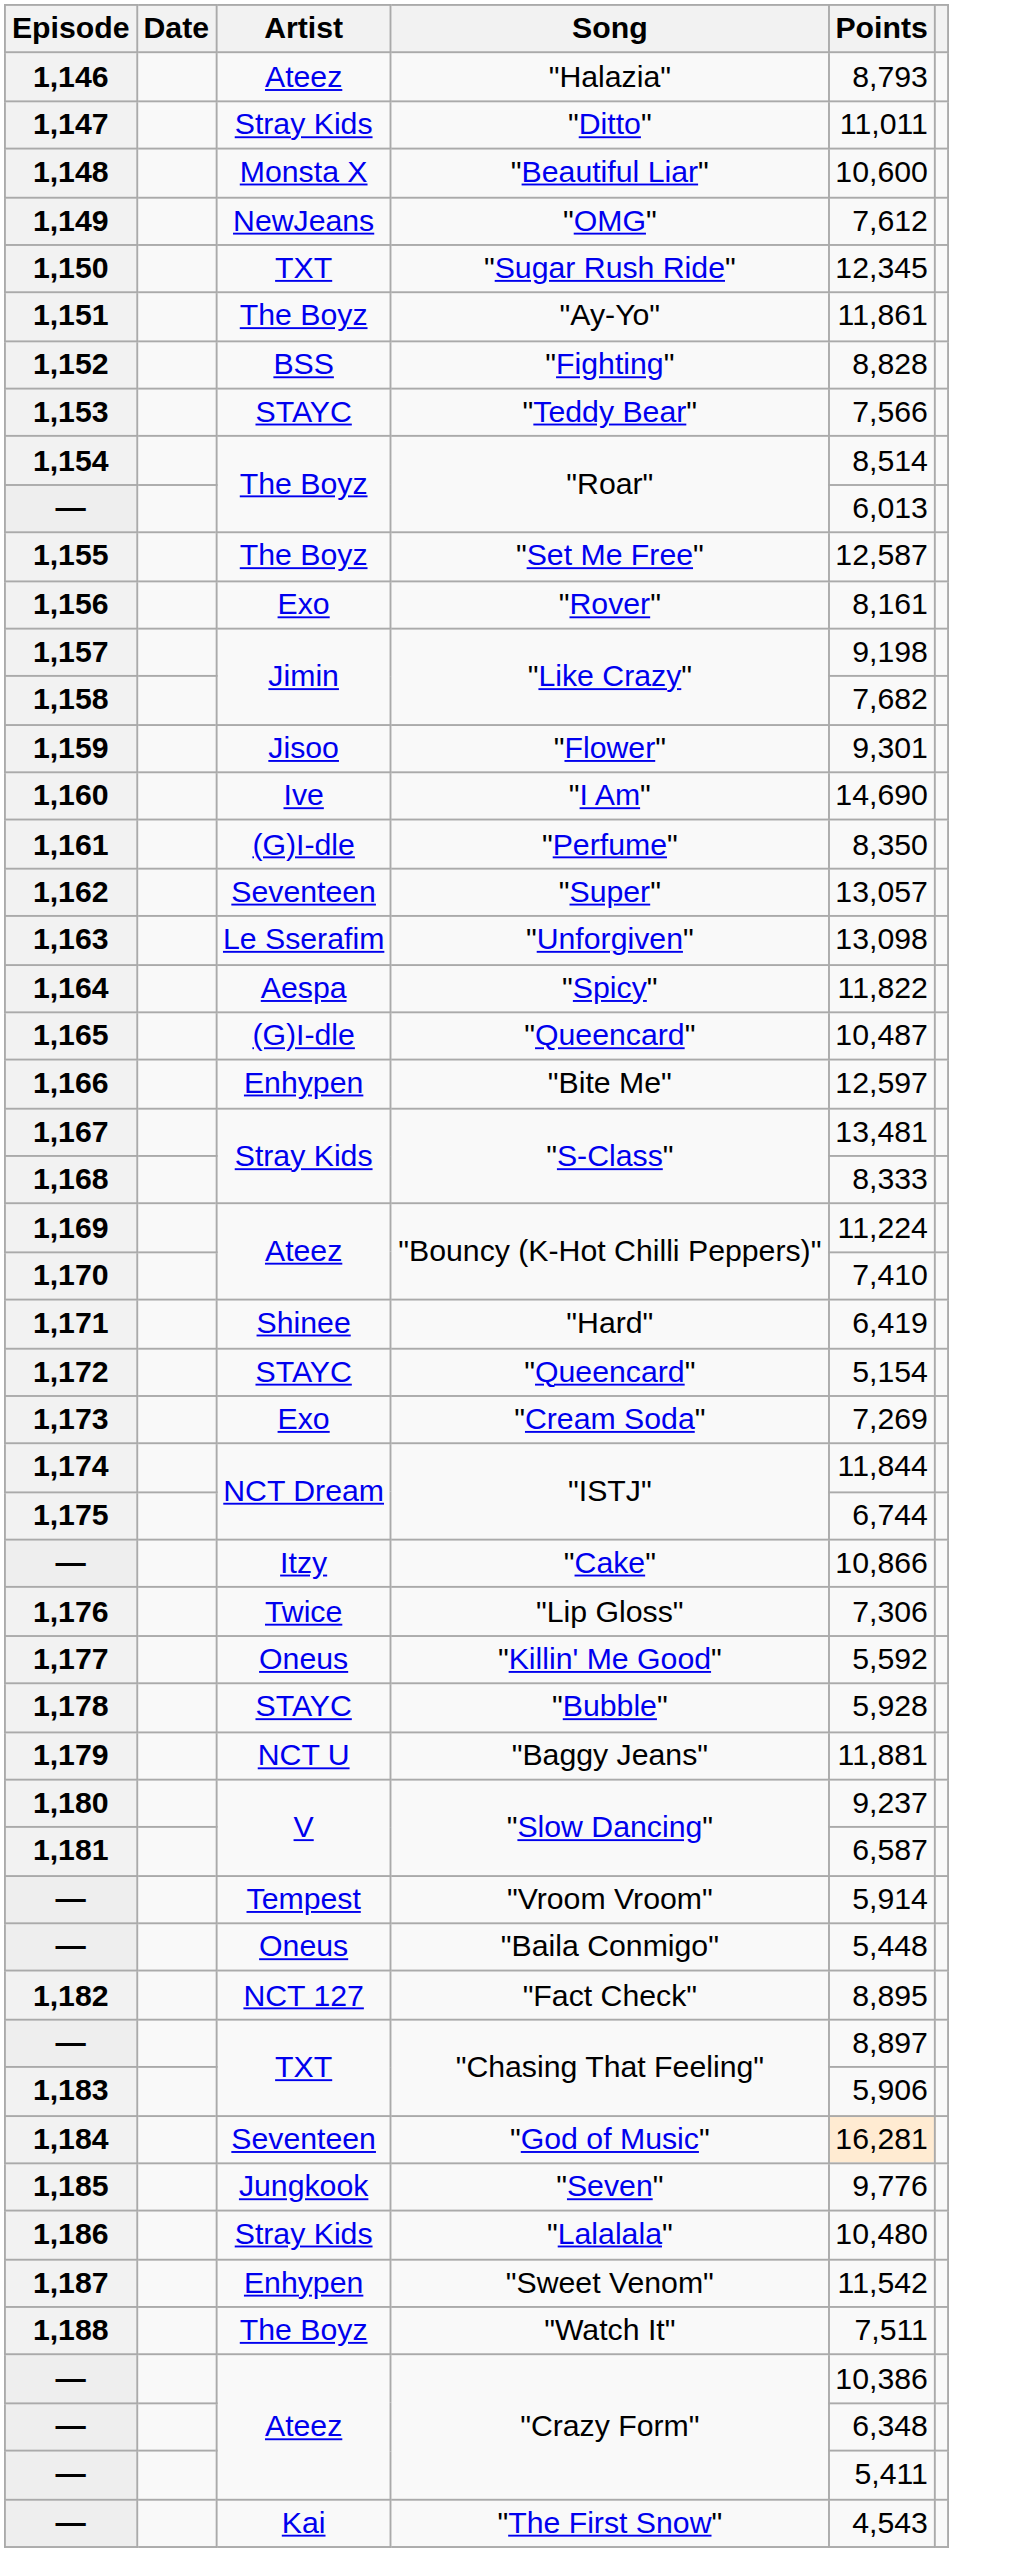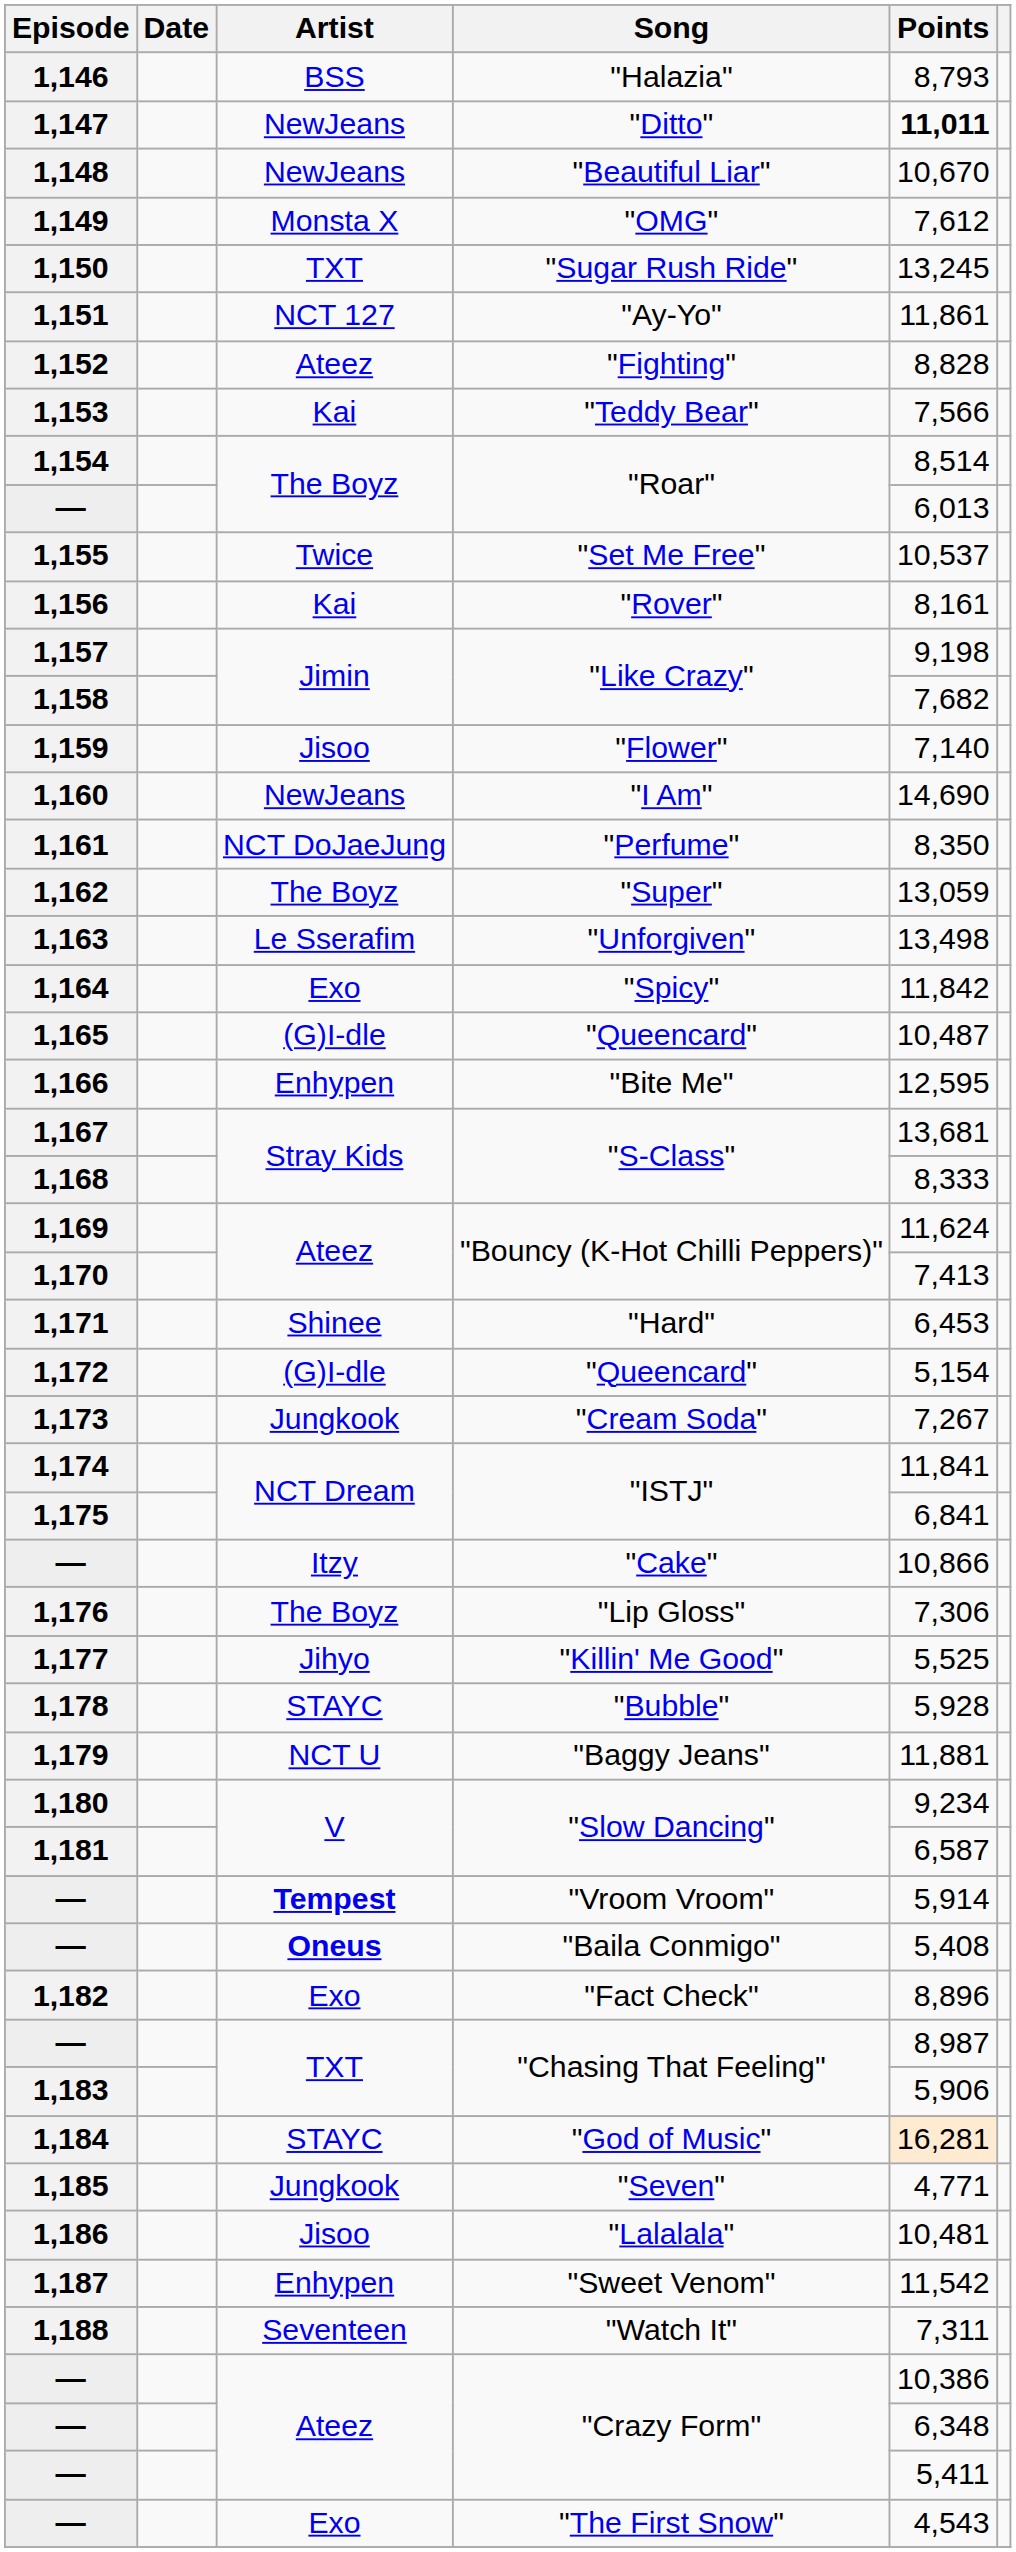(304, 76) Ateez -> (334, 76) BSS
(304, 124) Stray Kids -> (334, 124) NewJeans
(884, 124) normal -> (945, 124) bold
(304, 172) Monsta X -> (334, 172) NewJeans
(882, 172) 10,600 -> (943, 172) 10,670
(304, 220) NewJeans -> (334, 220) Monsta X
(882, 268) 12,345 -> (943, 268) 13,245
(304, 316) The Boyz -> (334, 316) NCT 127
(304, 364) BSS -> (334, 364) Ateez
(304, 412) STAYC -> (334, 412) Kai
(304, 556) The Boyz -> (334, 556) Twice
(882, 556) 12,587 -> (943, 556) 10,537
(304, 603) Exo -> (334, 603) Kai
(890, 747) 9,301 -> (952, 747) 7,140
(304, 795) Ive -> (334, 795) NewJeans
(304, 843) (G)I-dle -> (334, 843) NCT DoJaeJung
(304, 891) Seventeen -> (334, 891) The Boyz
(882, 891) 13,057 -> (943, 891) 13,059
(882, 939) 13,098 -> (943, 939) 13,498
(304, 987) Aespa -> (334, 987) Exo
(883, 987) 11,822 -> (944, 987) 11,842
(882, 1083) 12,597 -> (943, 1083) 12,595
(882, 1131) 13,481 -> (943, 1131) 13,681
(883, 1227) 11,224 -> (944, 1227) 11,624
(890, 1275) 7,410 -> (952, 1275) 7,413
(890, 1323) 6,419 -> (952, 1323) 6,453
(304, 1371) STAYC -> (334, 1371) (G)I-dle
(304, 1419) Exo -> (334, 1419) Jungkook
(890, 1419) 7,269 -> (952, 1419) 7,267
(883, 1467) 11,844 -> (944, 1467) 11,841
(890, 1515) 6,744 -> (952, 1515) 6,841
(304, 1611) Twice -> (334, 1611) The Boyz
(304, 1659) Oneus -> (334, 1659) Jihyo
(890, 1659) 5,592 -> (952, 1659) 5,525
(890, 1802) 9,237 -> (952, 1802) 9,234
(304, 1898) normal -> (334, 1898) bold
(304, 1946) normal -> (334, 1946) bold
(890, 1946) 5,448 -> (952, 1946) 5,408
(304, 1994) NCT 127 -> (334, 1994) Exo
(890, 1994) 8,895 -> (952, 1994) 8,896
(890, 2042) 8,897 -> (952, 2042) 8,987
(304, 2138) Seventeen -> (334, 2138) STAYC
(890, 2186) 9,776 -> (952, 2186) 4,771
(304, 2234) Stray Kids -> (334, 2234) Jisoo
(882, 2234) 10,480 -> (943, 2234) 10,481
(304, 2330) The Boyz -> (334, 2330) Seventeen
(891, 2330) 7,511 -> (953, 2330) 7,311
(304, 2522) Kai -> (334, 2522) Exo
